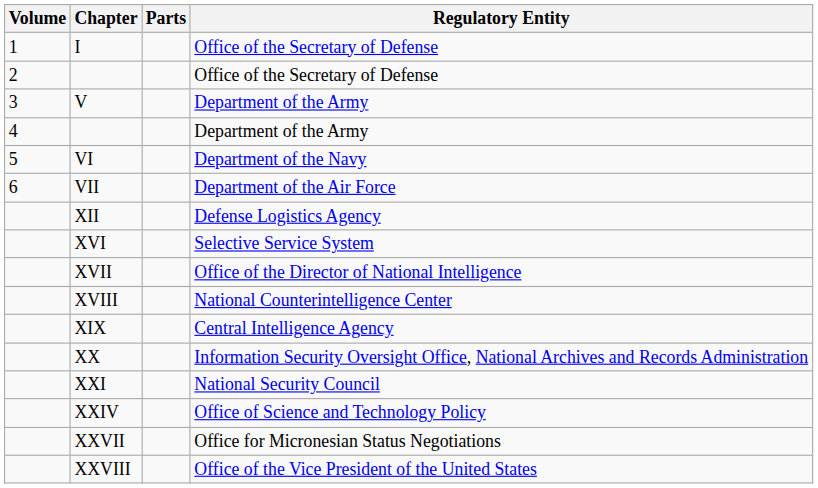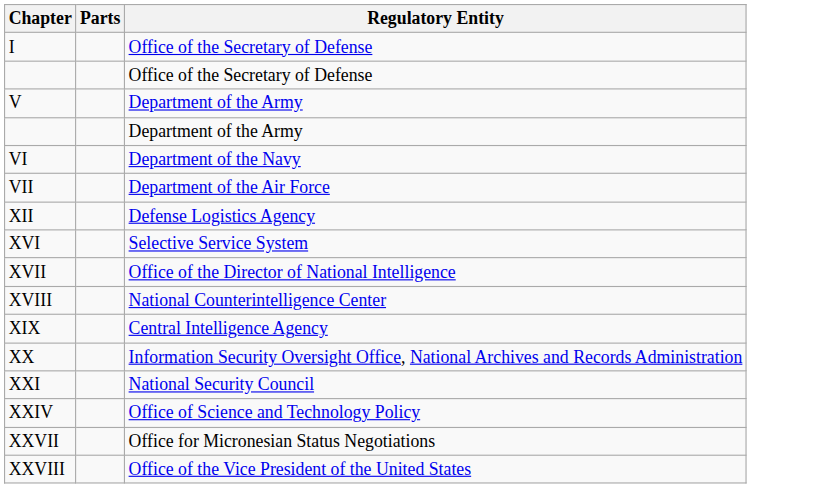- column: (37, 18)
